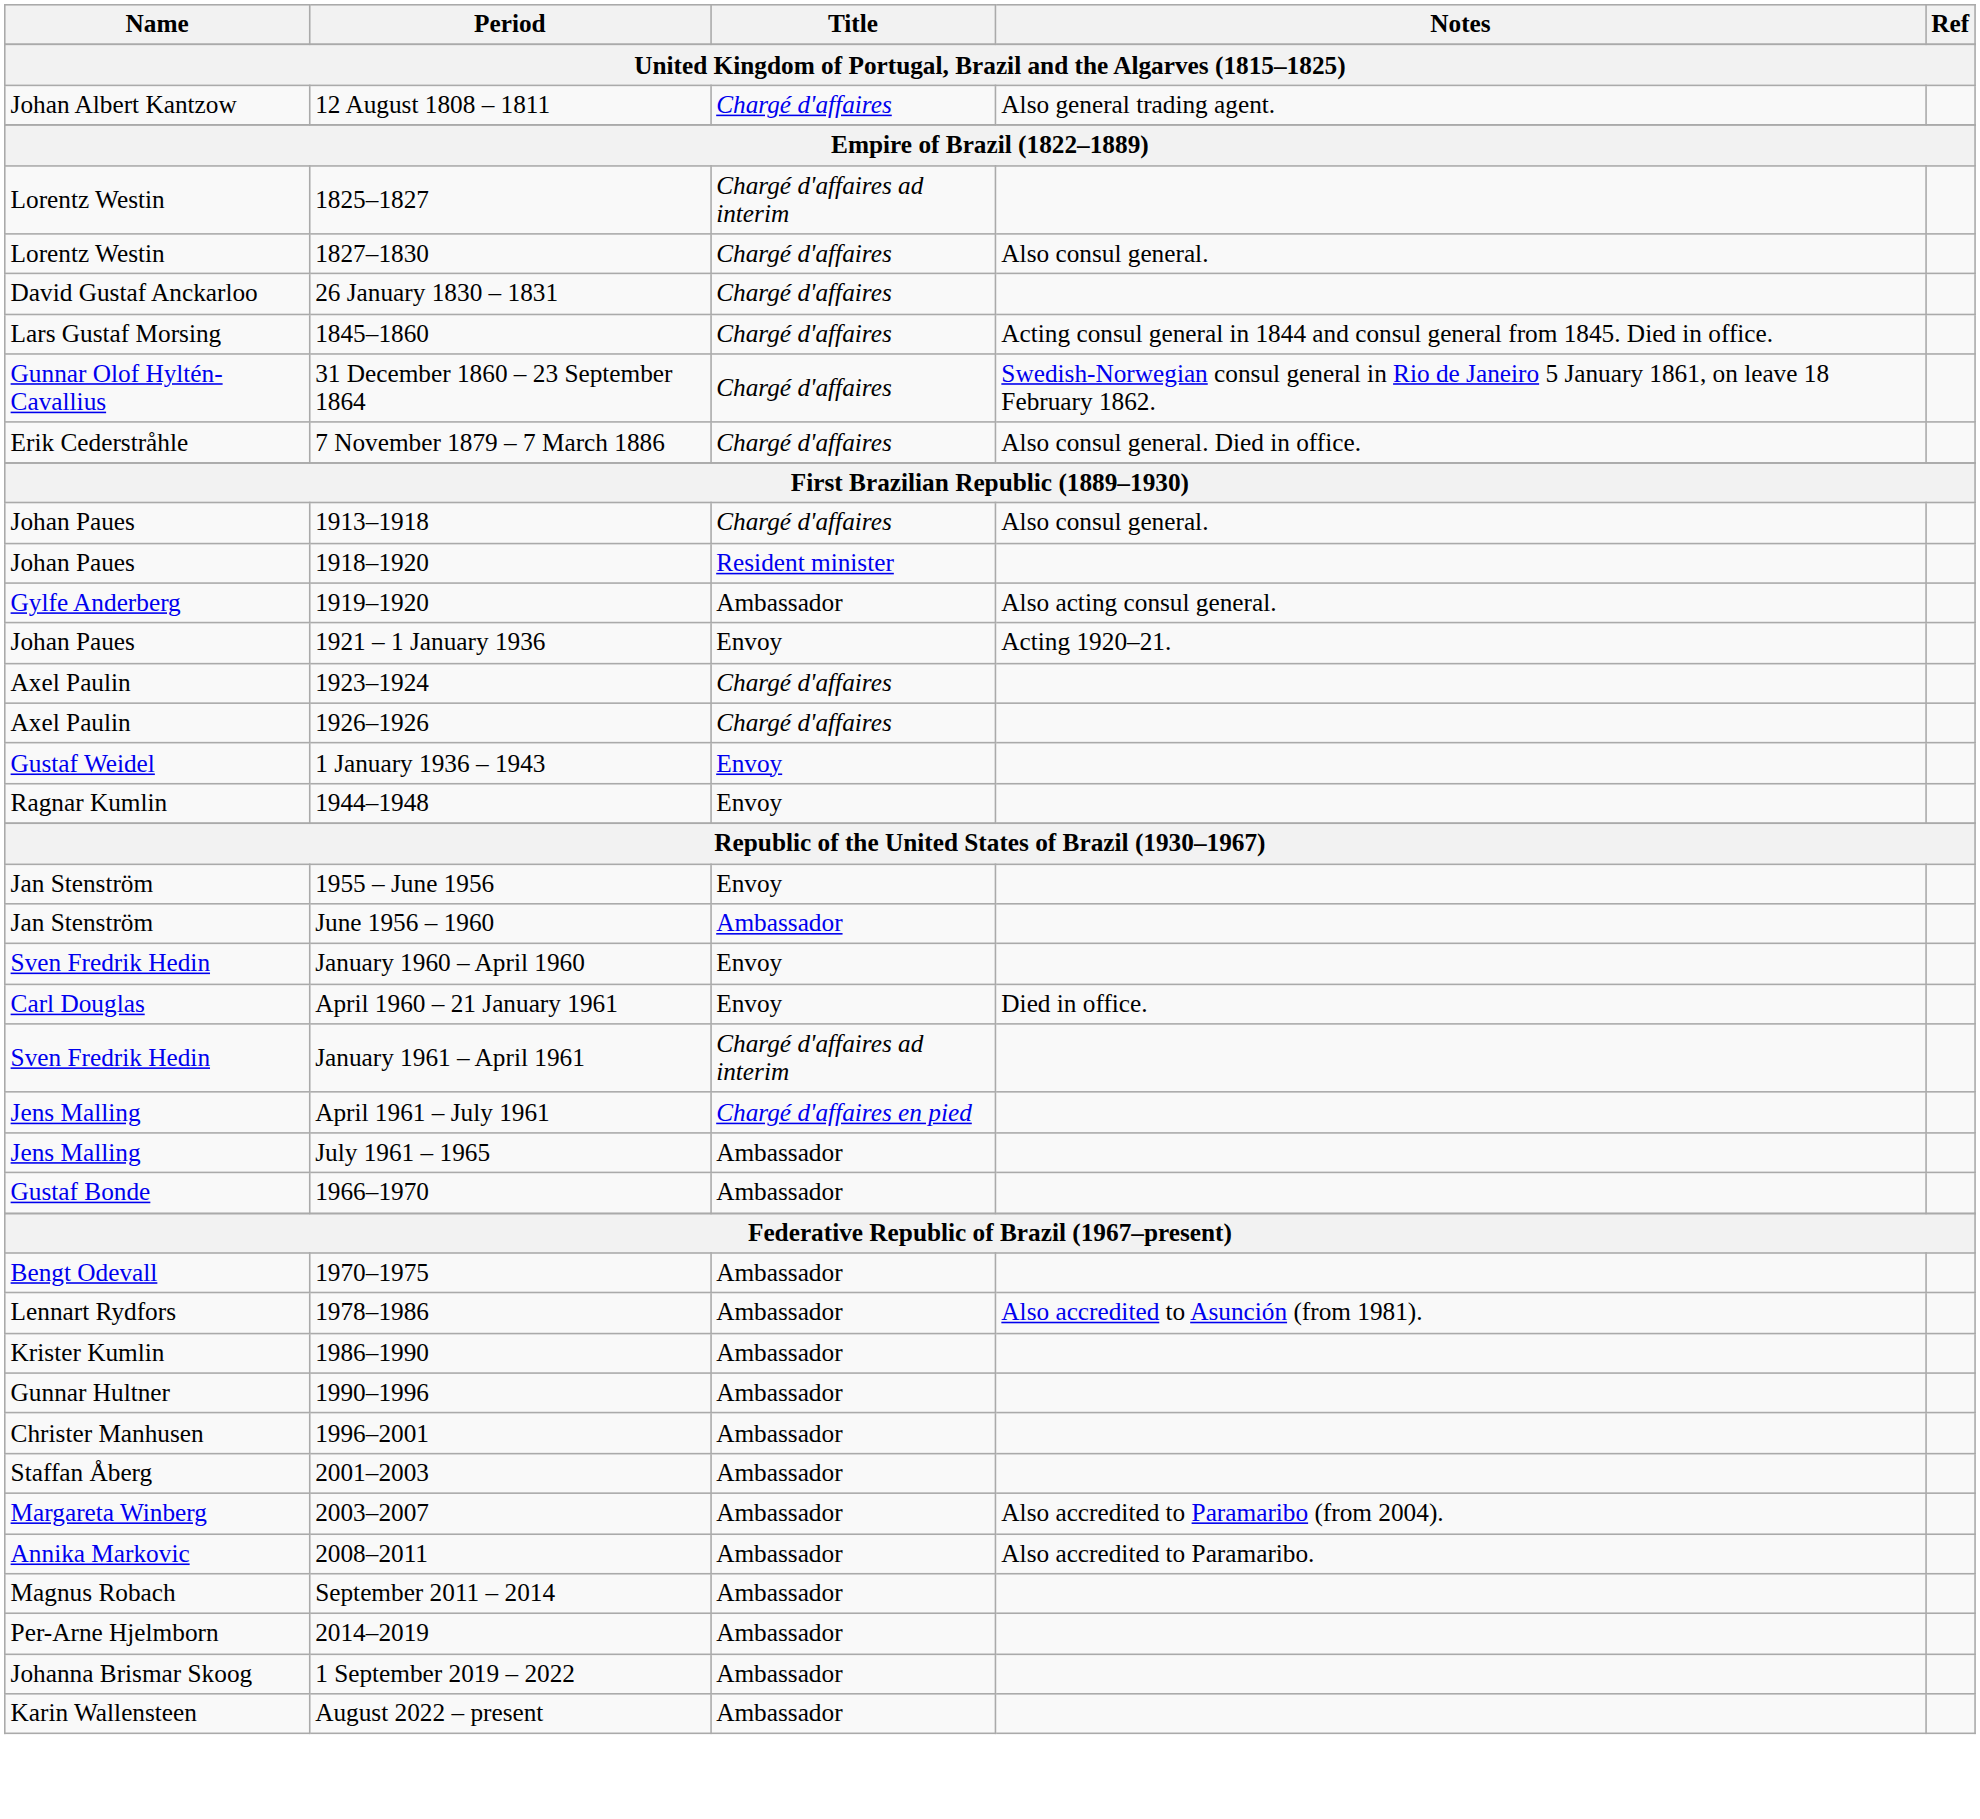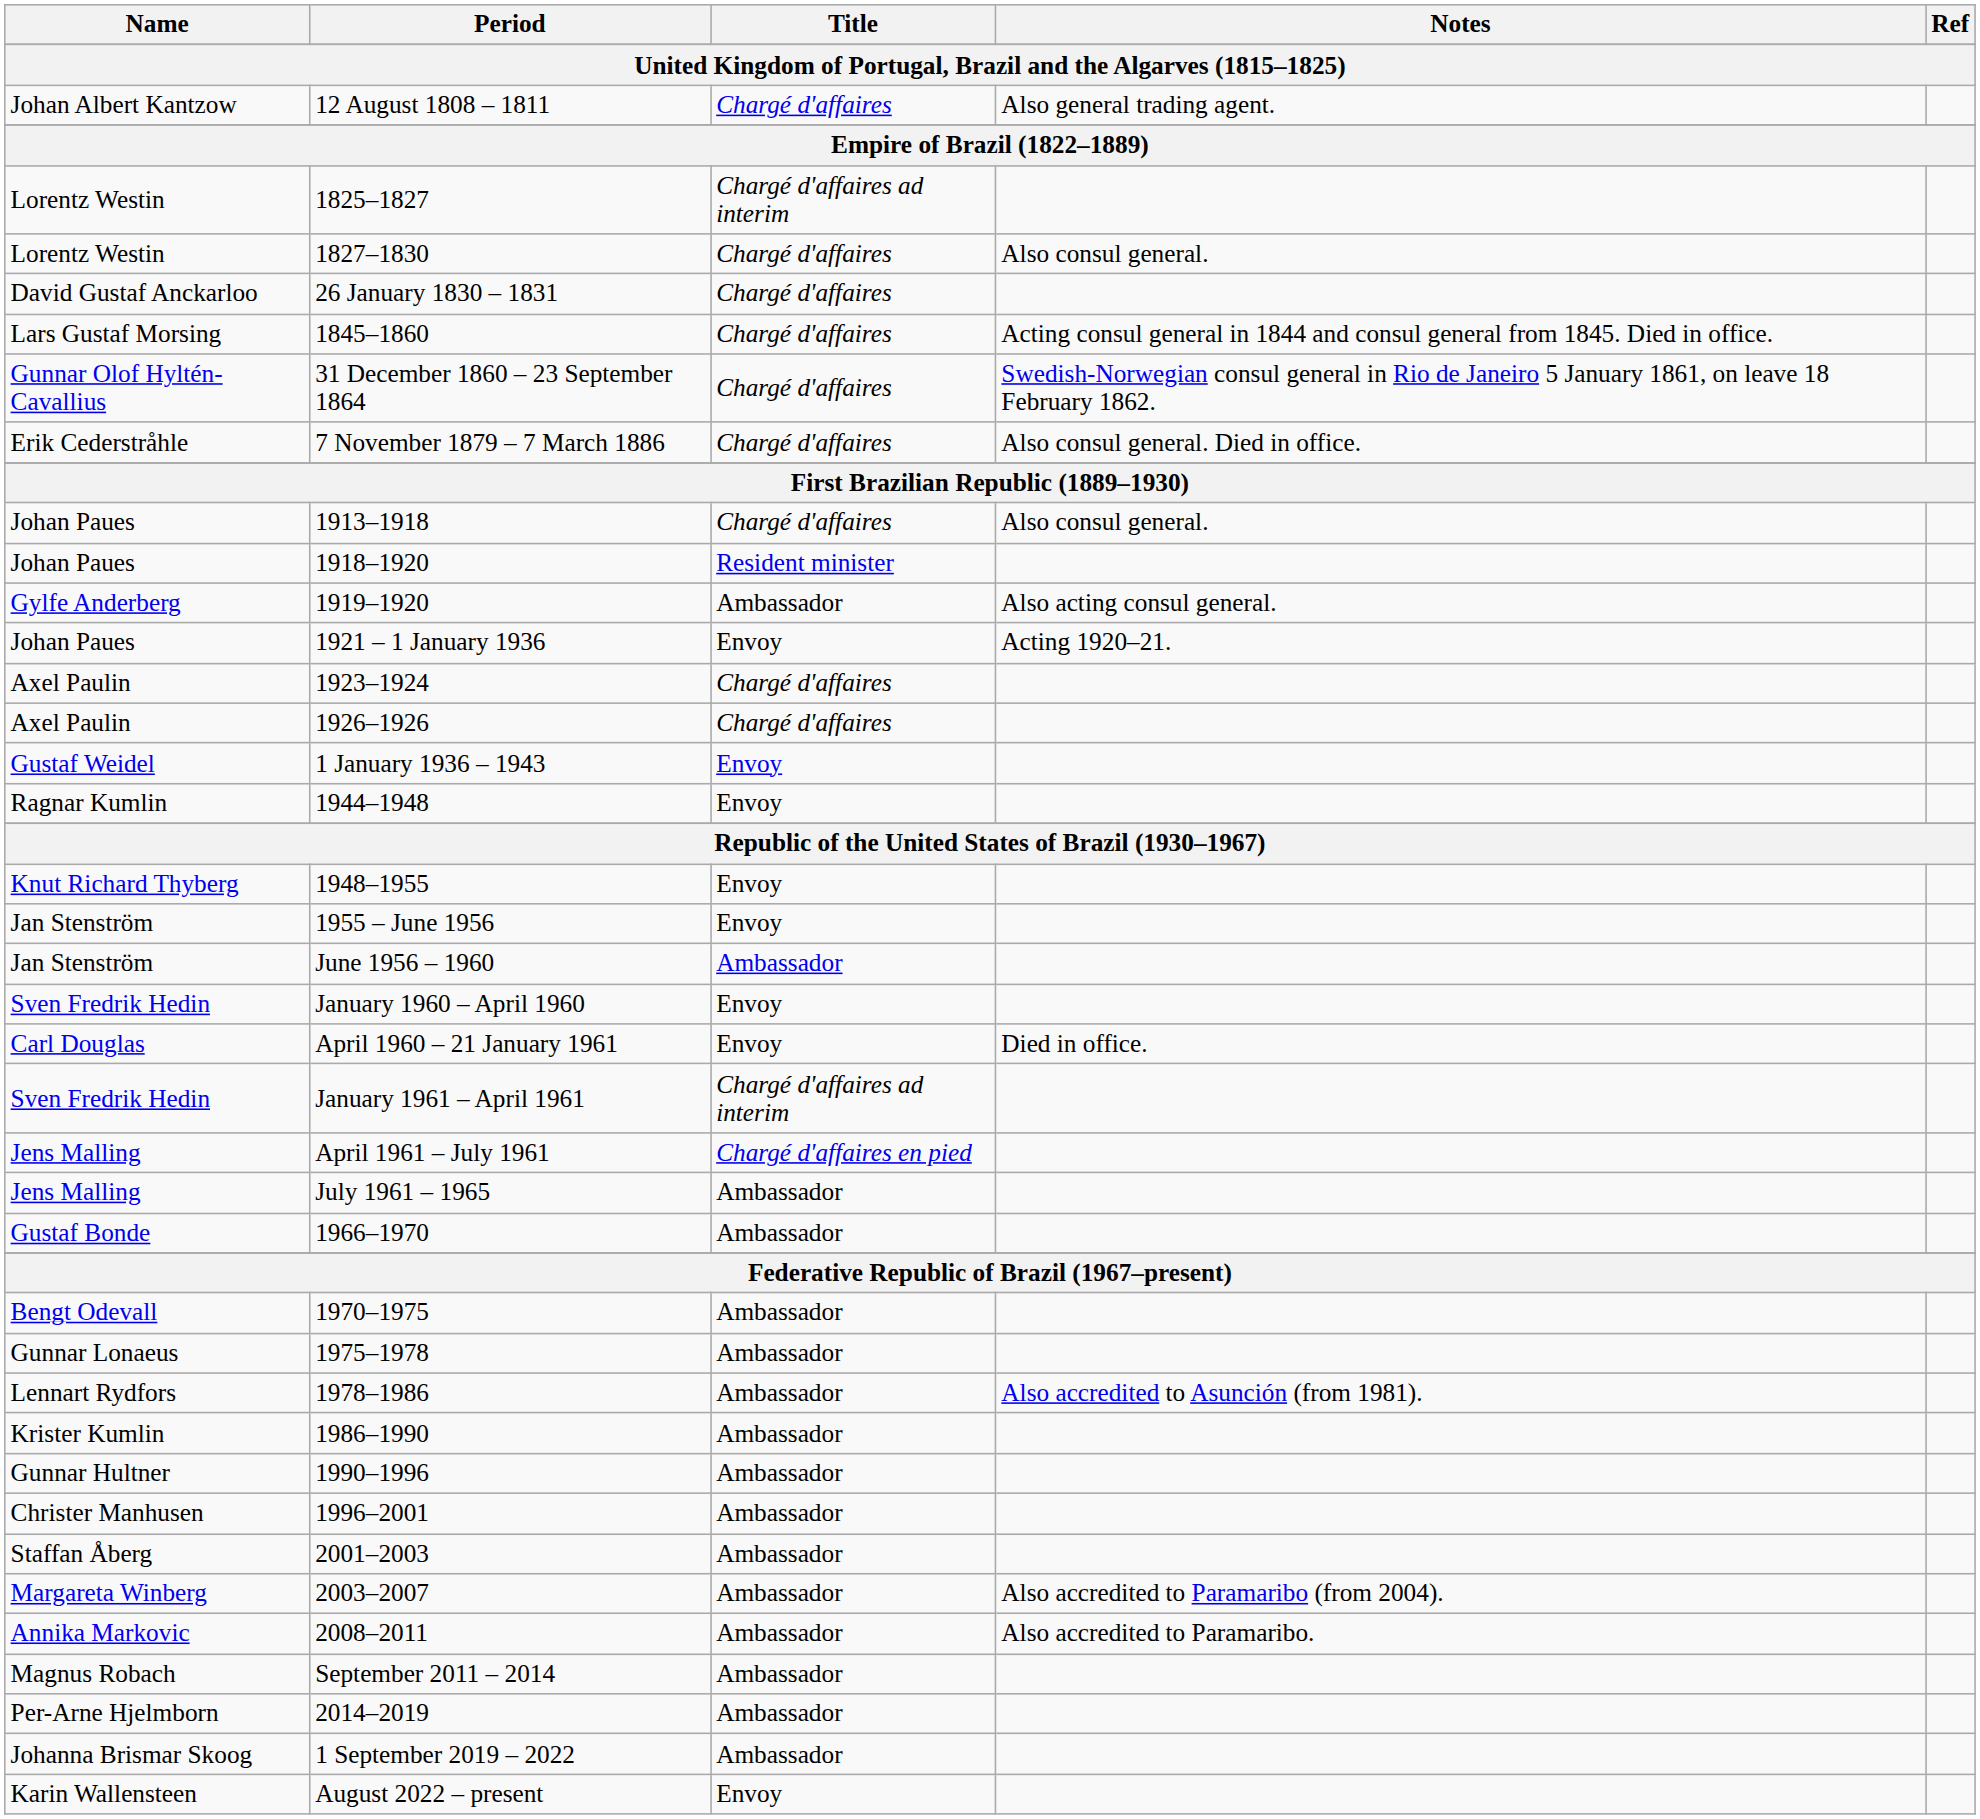+ row: (372, 883)
+ row: (372, 1352)
(779, 1713) Ambassador -> (749, 1793) Envoy
